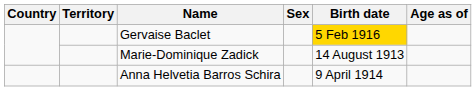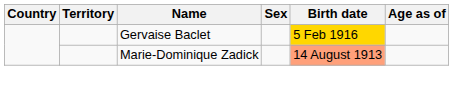(360, 55) no background -> (338, 55) lightsalmon background
- row: (200, 75)
